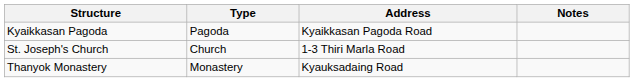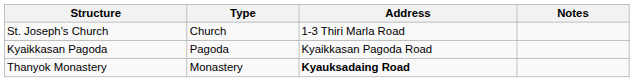rows swapped: (57, 31) <-> (58, 49)
(352, 67) normal -> (356, 67) bold
